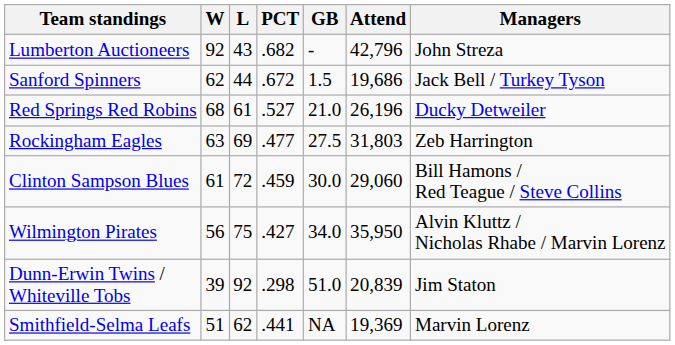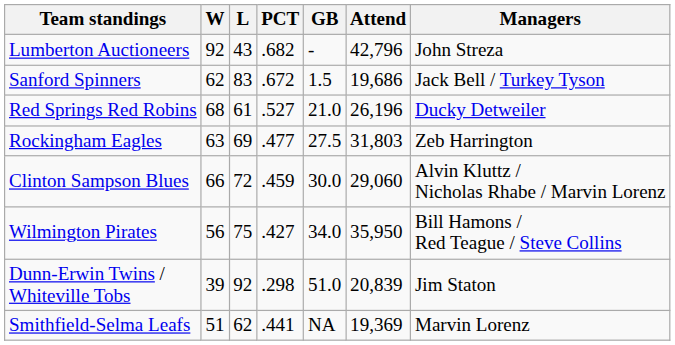(243, 79) 44 -> (243, 79) 83
(215, 181) 61 -> (215, 181) 66
(518, 181) Bill Hamons / Red Teague / Steve Collins -> (540, 181) Alvin Kluttz / Nicholas Rhabe / Marvin Lorenz
(540, 232) Alvin Kluttz / Nicholas Rhabe / Marvin Lorenz -> (518, 232) Bill Hamons / Red Teague / Steve Collins
